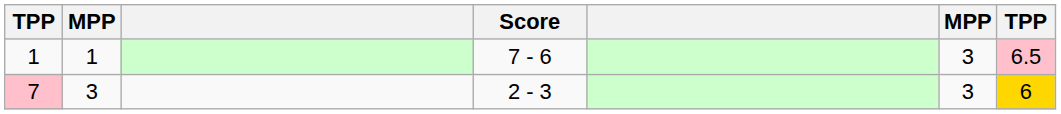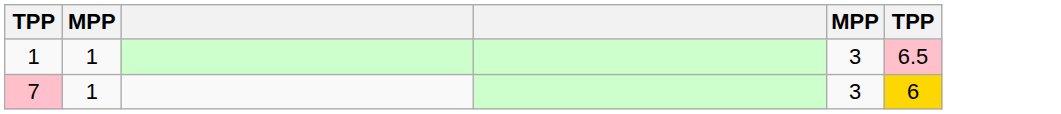- column: (530, 21)
(92, 91) 3 -> (92, 91) 1
